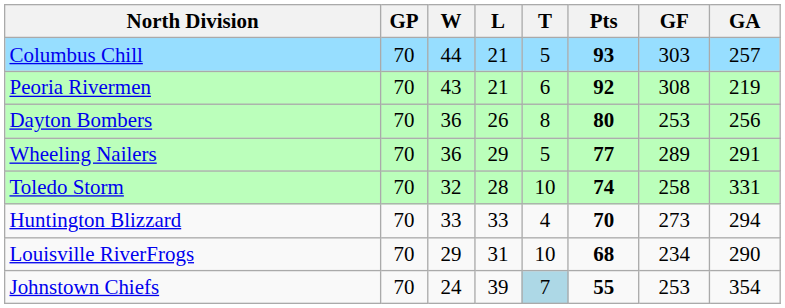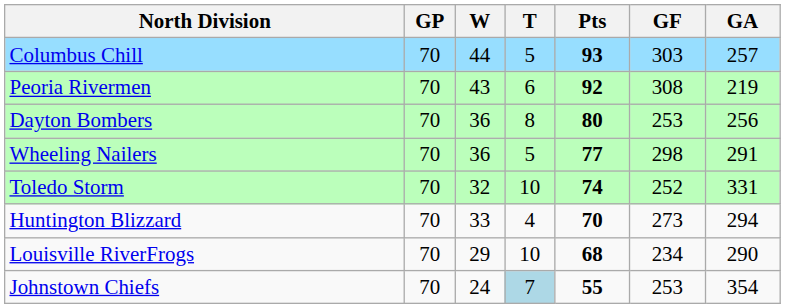- column: (498, 21)
(674, 154) 289 -> (667, 154) 298
(674, 187) 258 -> (667, 187) 252
